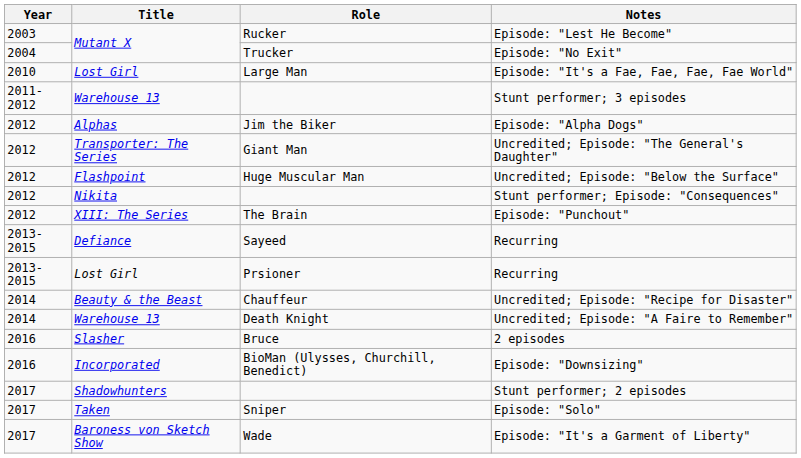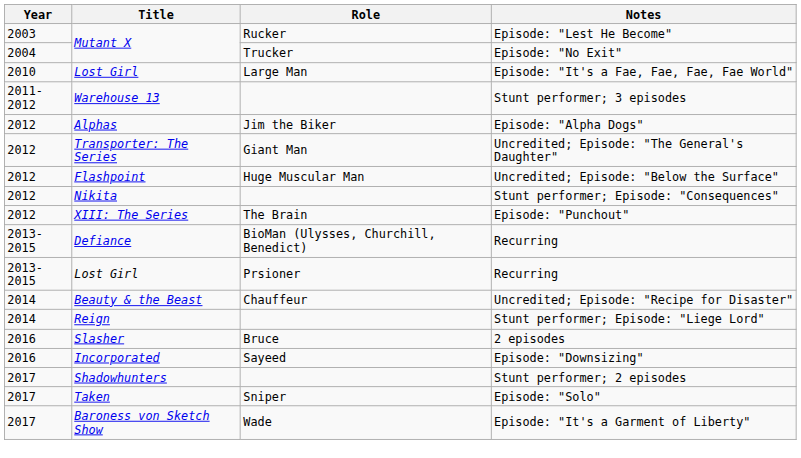(265, 241) Sayeed -> (339, 241) BioMan (Ulysses, Churchill, Benedict)
- row: (117, 319)
+ row: (92, 319)
(339, 365) BioMan (Ulysses, Churchill, Benedict) -> (265, 358) Sayeed
